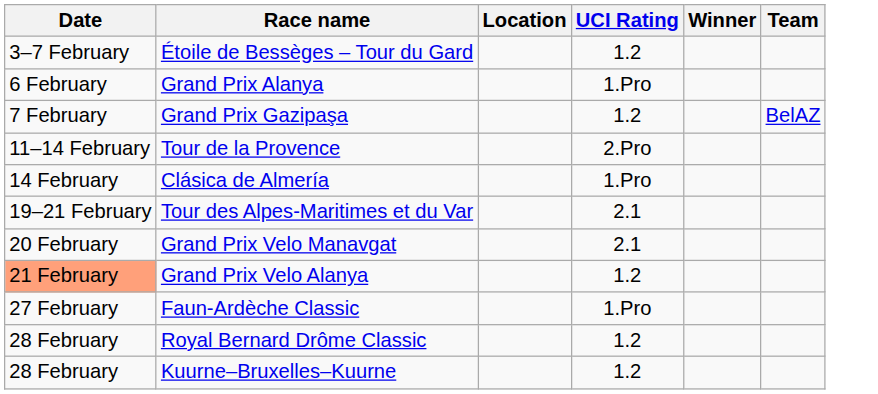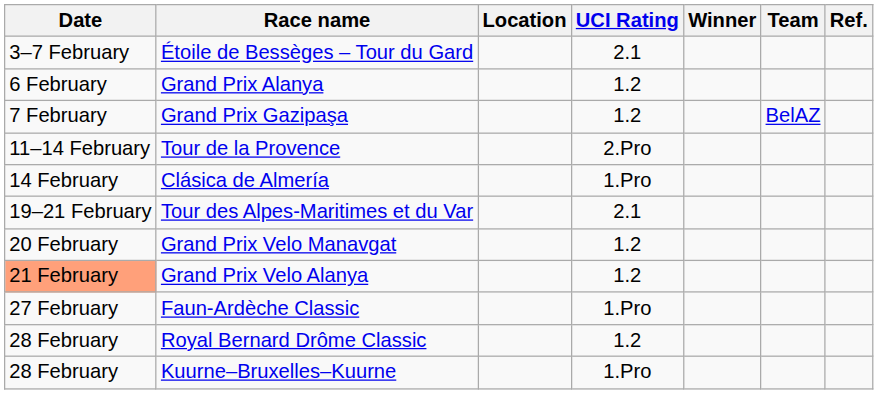+ column: (849, 20)
(627, 52) 1.2 -> (627, 52) 2.1
(627, 84) 1.Pro -> (627, 84) 1.2
(627, 244) 2.1 -> (627, 244) 1.2
(627, 372) 1.2 -> (627, 372) 1.Pro
